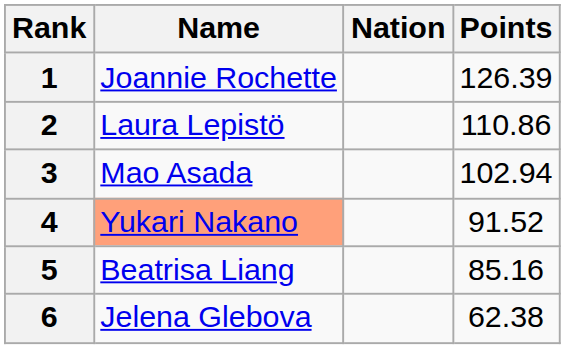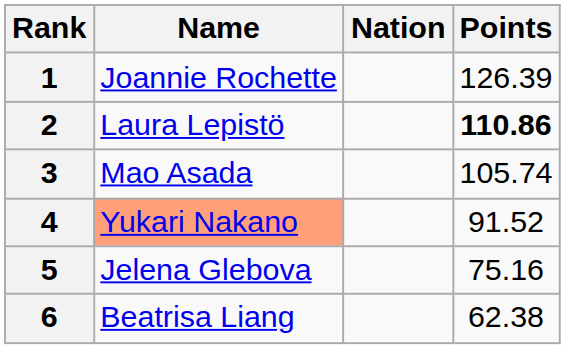(506, 125) normal -> (506, 125) bold
(506, 173) 102.94 -> (506, 173) 105.74
(197, 269) Beatrisa Liang -> (206, 269) Jelena Glebova
(506, 269) 85.16 -> (506, 269) 75.16
(206, 317) Jelena Glebova -> (197, 317) Beatrisa Liang
